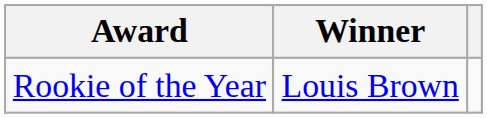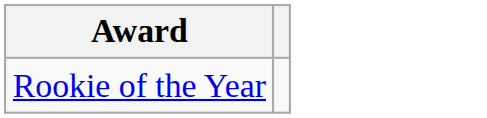- column: (370, 31)
